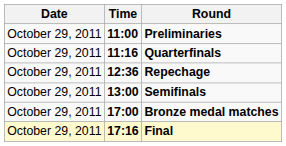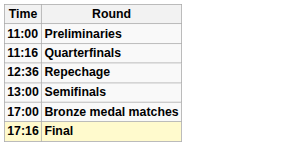- column: (54, 14)
